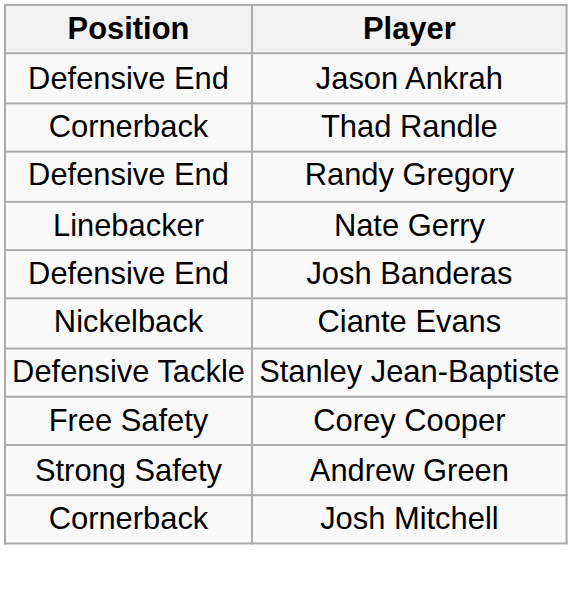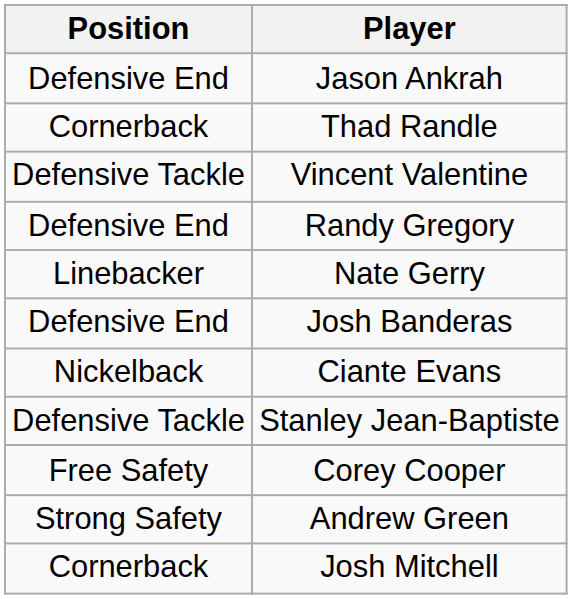+ row: (409, 175)
